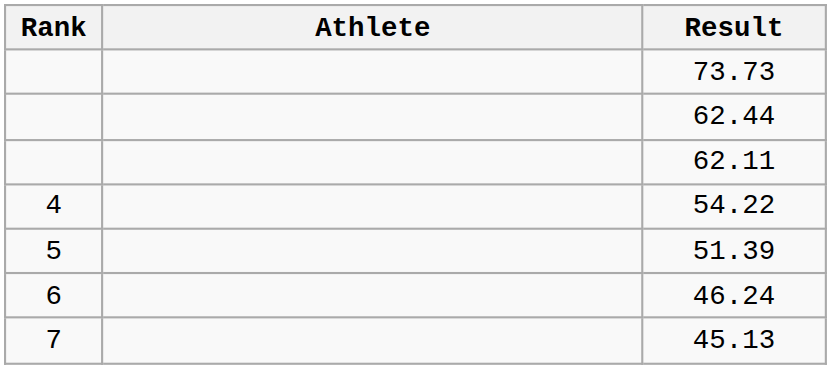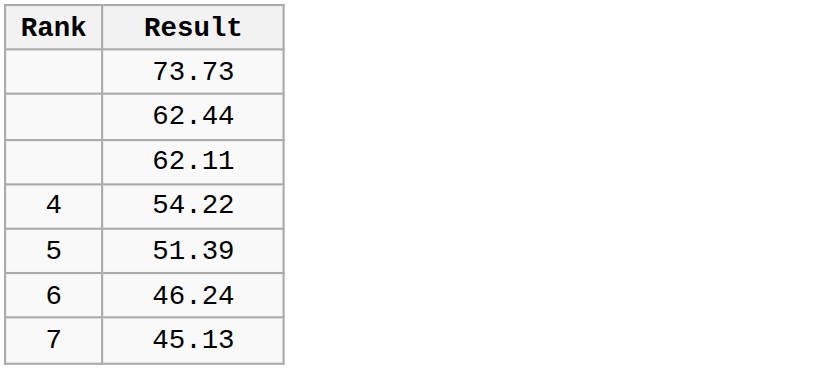- column: (373, 27)
